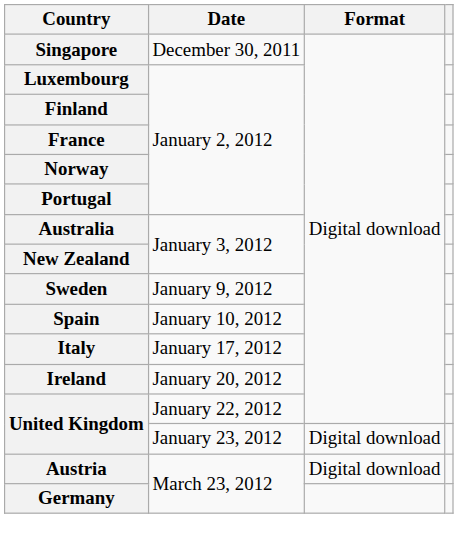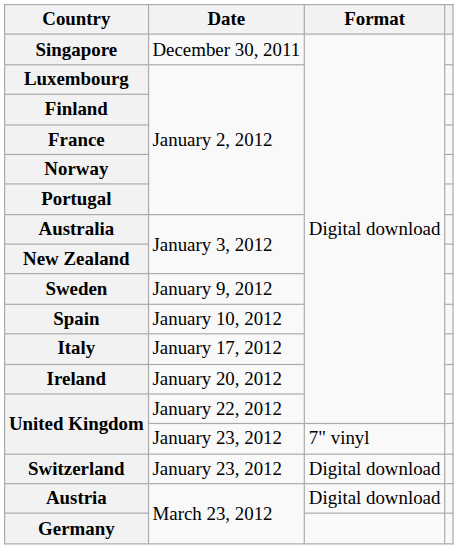(375, 438) Digital download -> (339, 438) 7" vinyl
+ row: (76, 468)
